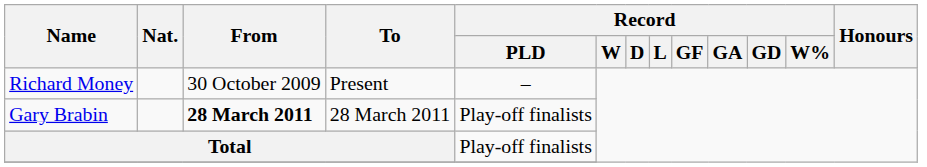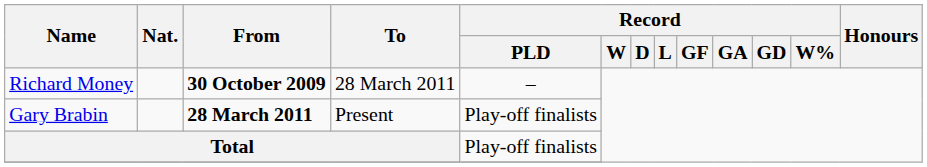(254, 83) normal -> (257, 83) bold
(359, 83) Present -> (395, 83) 28 March 2011
(390, 114) 28 March 2011 -> (364, 114) Present
